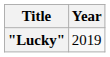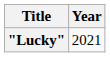(87, 39) 2019 -> (87, 39) 2021
